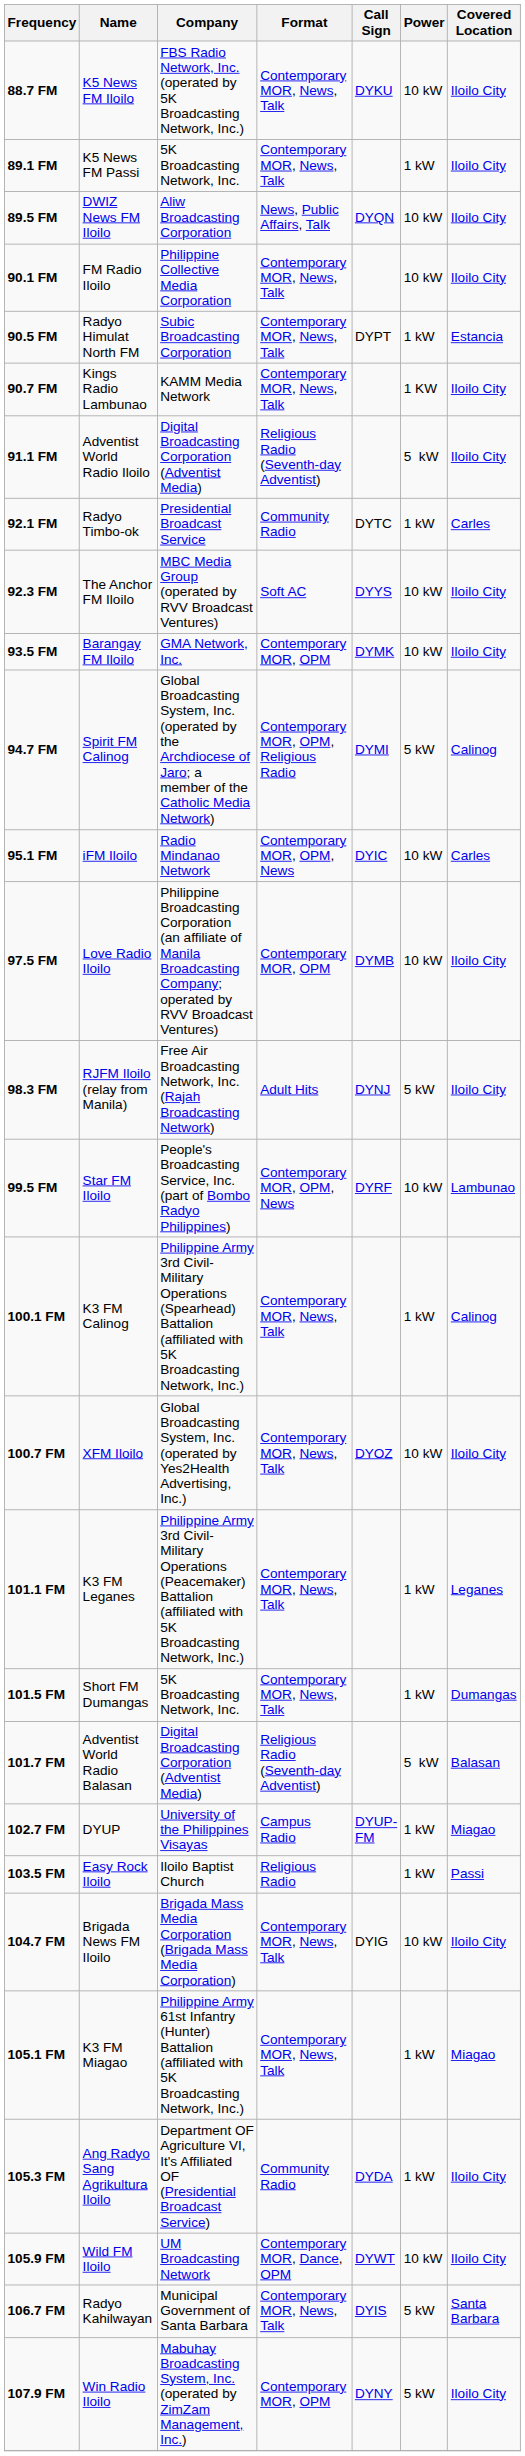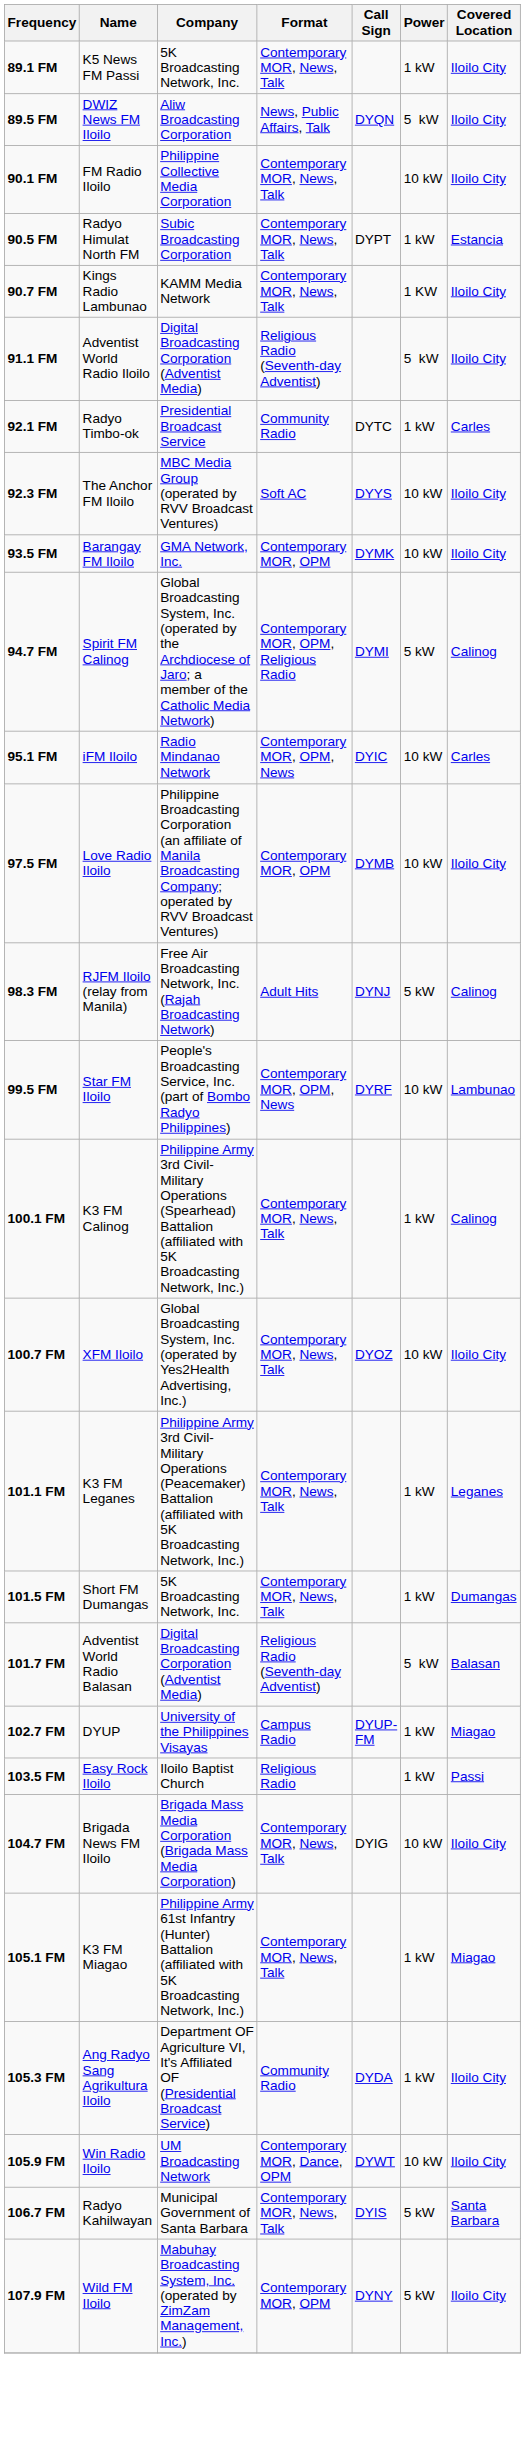- row: (33, 90)
(423, 217) 10 kW -> (421, 119) 5 kW
(478, 1089) Iloilo City -> (474, 991) Calinog
(108, 2259) Wild FM Iloilo -> (114, 2161) Win Radio Iloilo
(114, 2394) Win Radio Iloilo -> (108, 2295) Wild FM Iloilo
